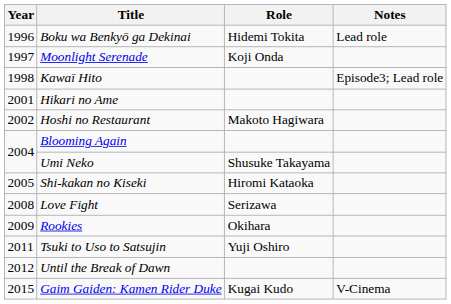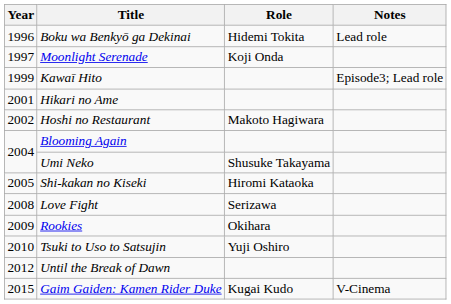(21, 78) 1998 -> (21, 78) 1999
(21, 246) 2011 -> (21, 246) 2010
